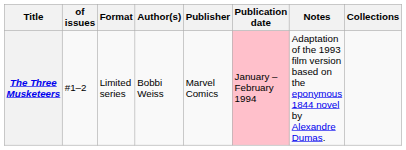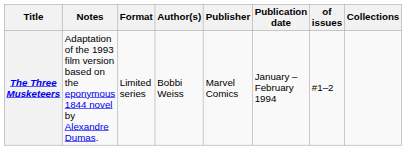columns swapped: (80, 17) <-> (317, 17)
(256, 88) pink background -> (276, 88) no background
